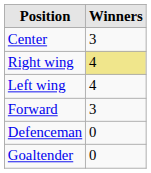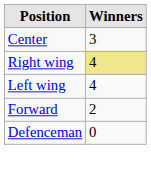(93, 109) 3 -> (93, 109) 2
- row: (41, 156)
